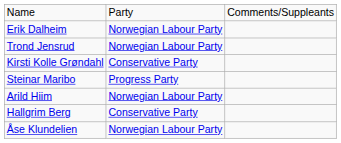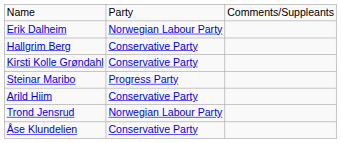rows swapped: (39, 113) <-> (41, 46)
(165, 96) Norwegian Labour Party -> (153, 96) Conservative Party
(165, 130) Norwegian Labour Party -> (153, 130) Conservative Party
